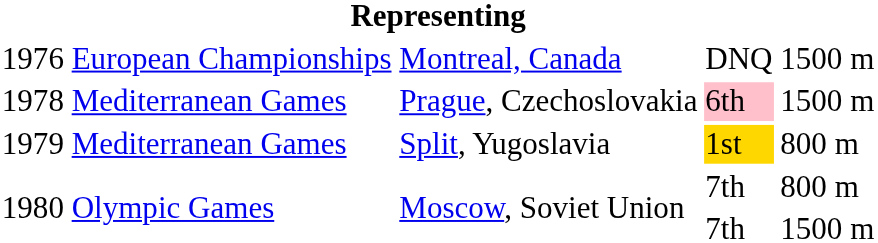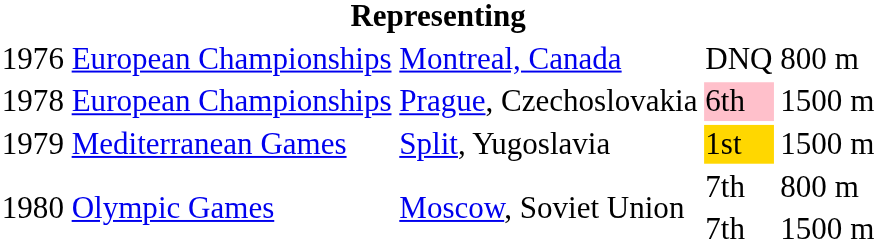(827, 58) 1500 m -> (820, 58) 800 m
(209, 101) Mediterranean Games -> (232, 101) European Championships
(820, 143) 800 m -> (827, 143) 1500 m
